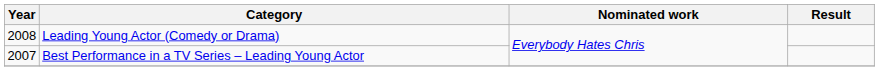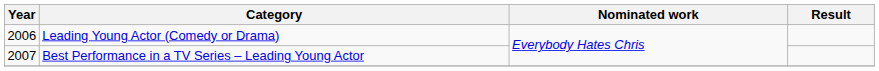(22, 35) 2008 -> (22, 35) 2006
